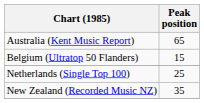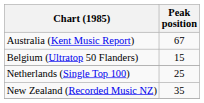(179, 40) 65 -> (179, 40) 67
